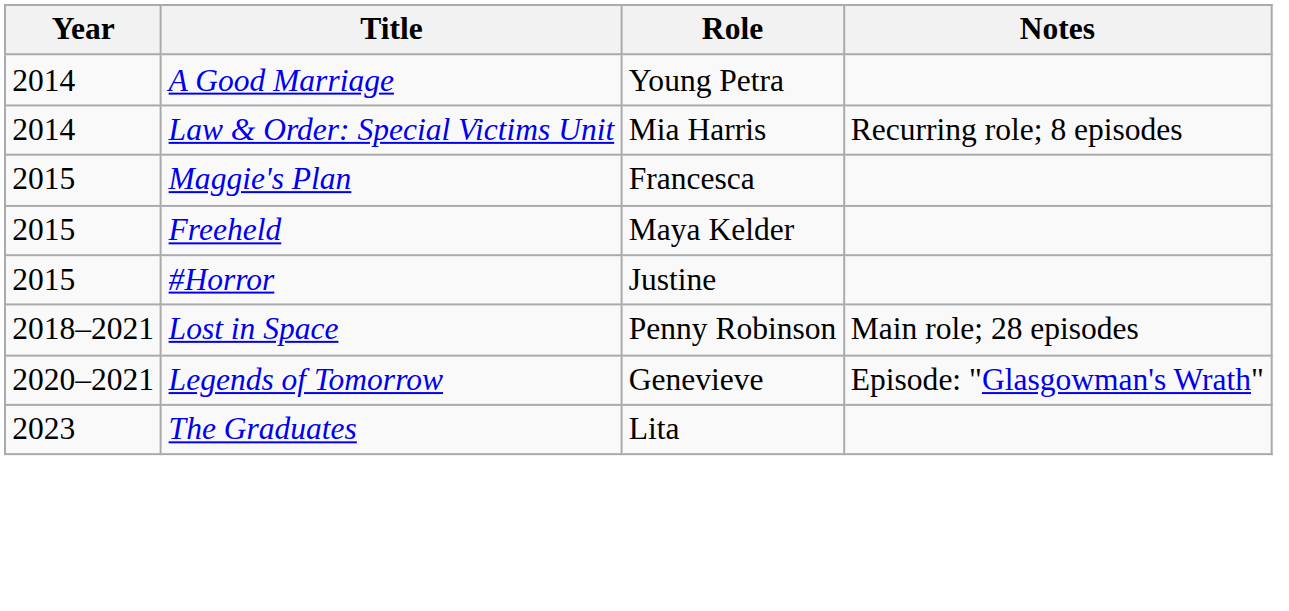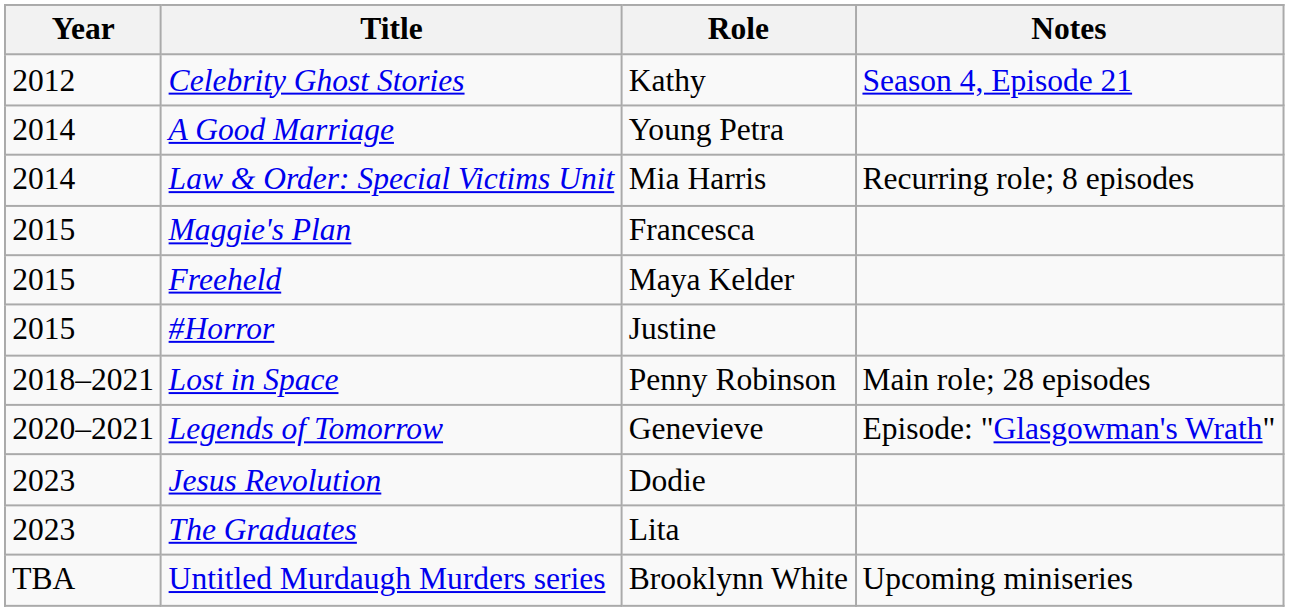+ row: (317, 79)
+ row: (275, 479)
+ row: (387, 579)
